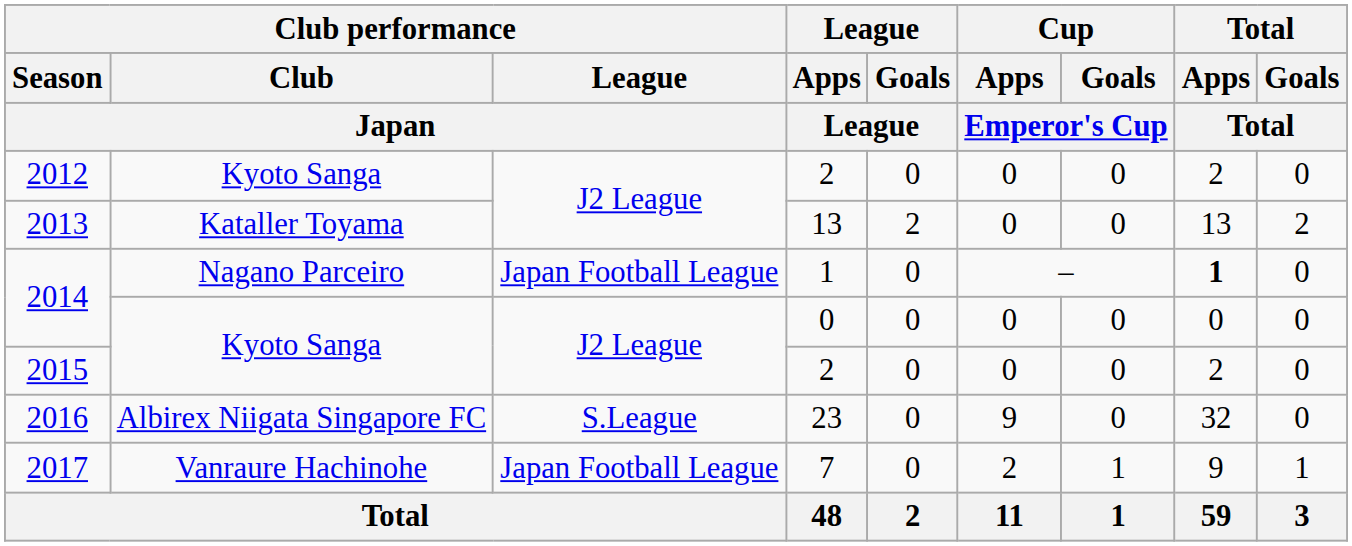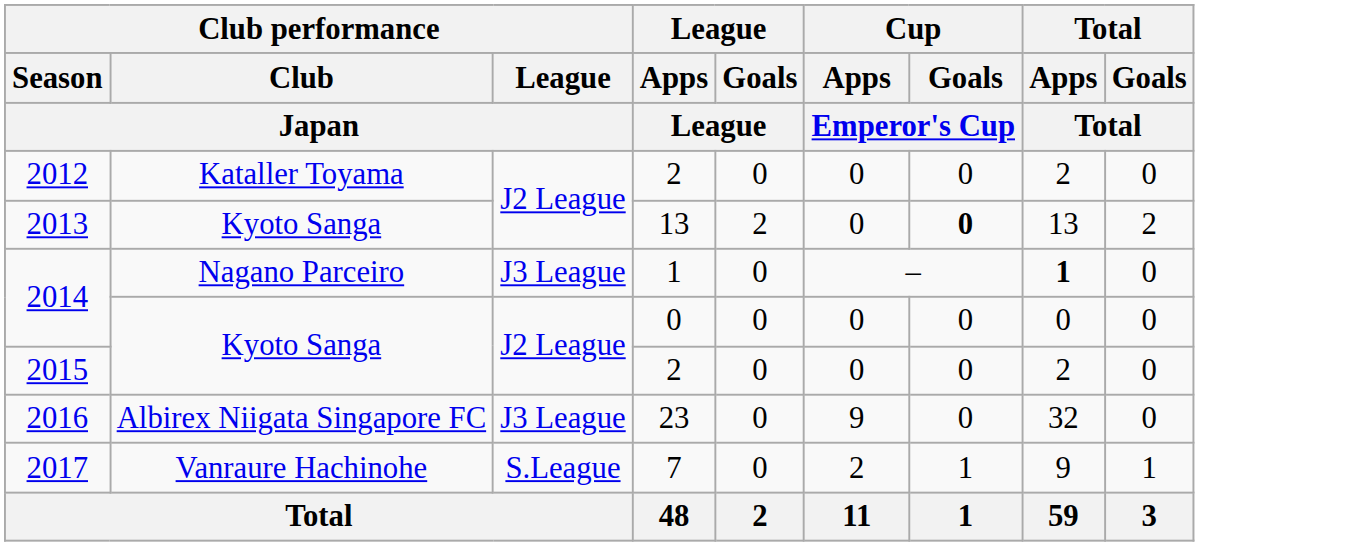(301, 175) Kyoto Sanga -> (301, 175) Kataller Toyama
(301, 223) Kataller Toyama -> (301, 223) Kyoto Sanga
(1118, 223) normal -> (966, 223) bold
(639, 272) Japan Football League -> (563, 272) J3 League
(639, 418) S.League -> (563, 418) J3 League
(639, 467) Japan Football League -> (563, 467) S.League
